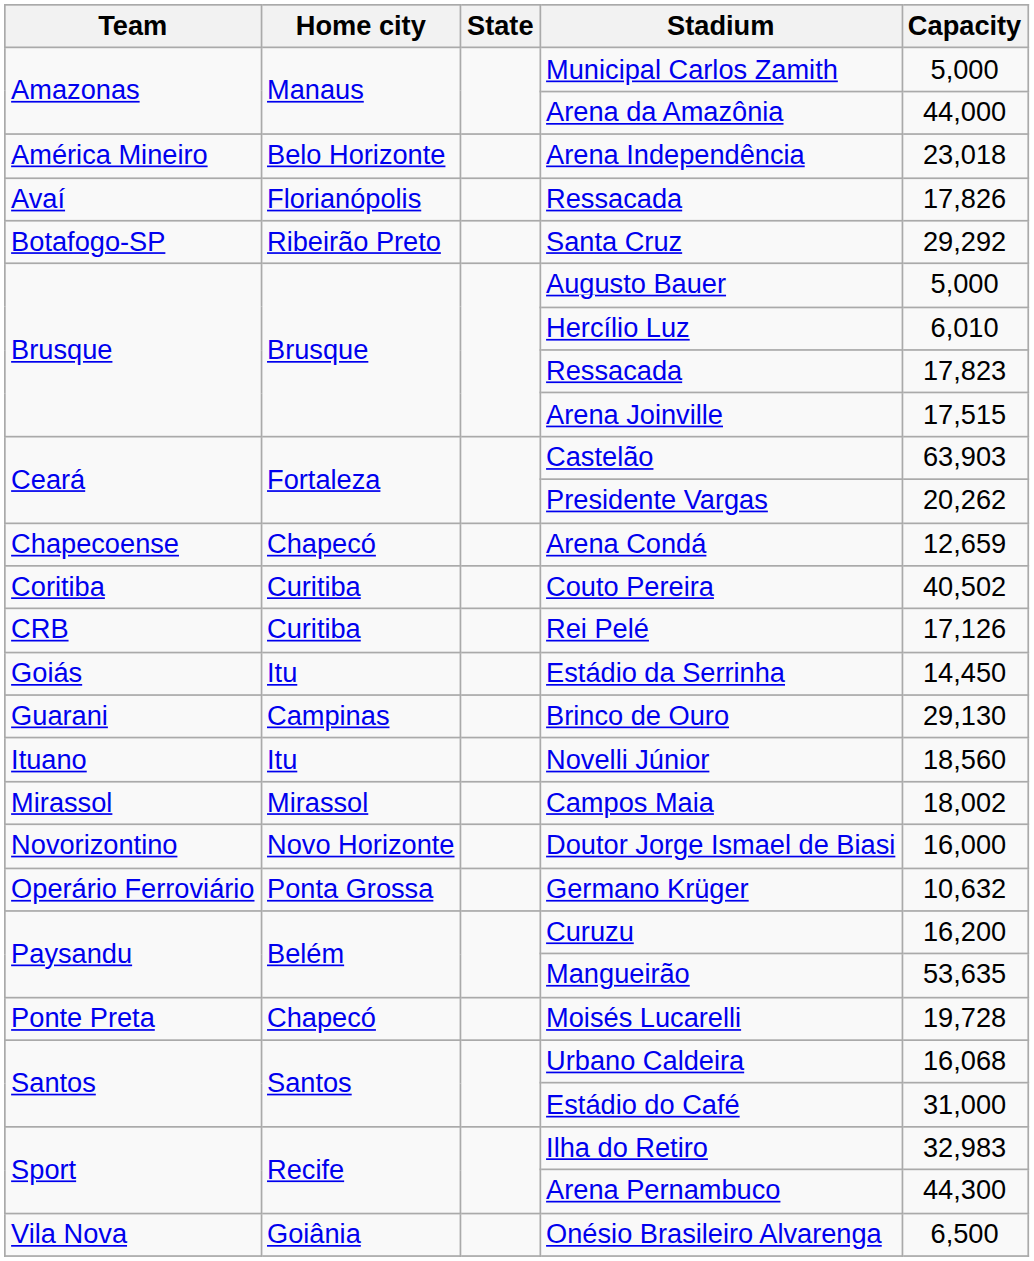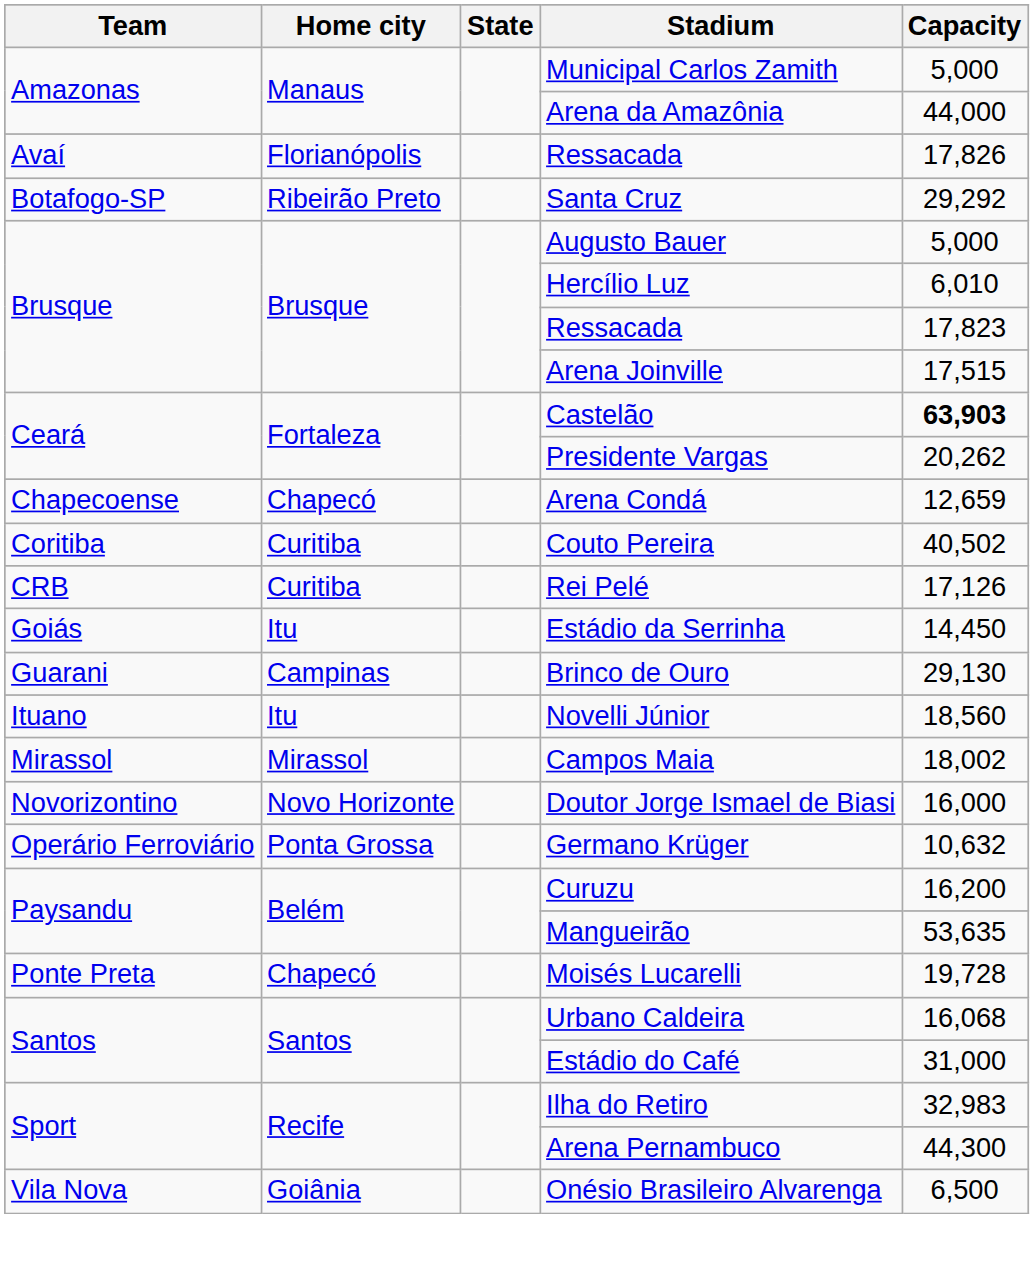- row: (109, 155)
(965, 457) normal -> (965, 414) bold
